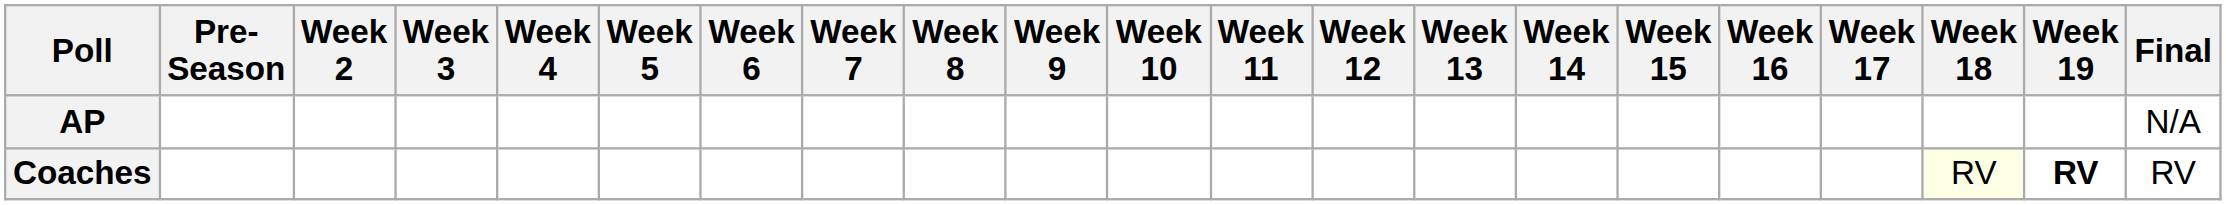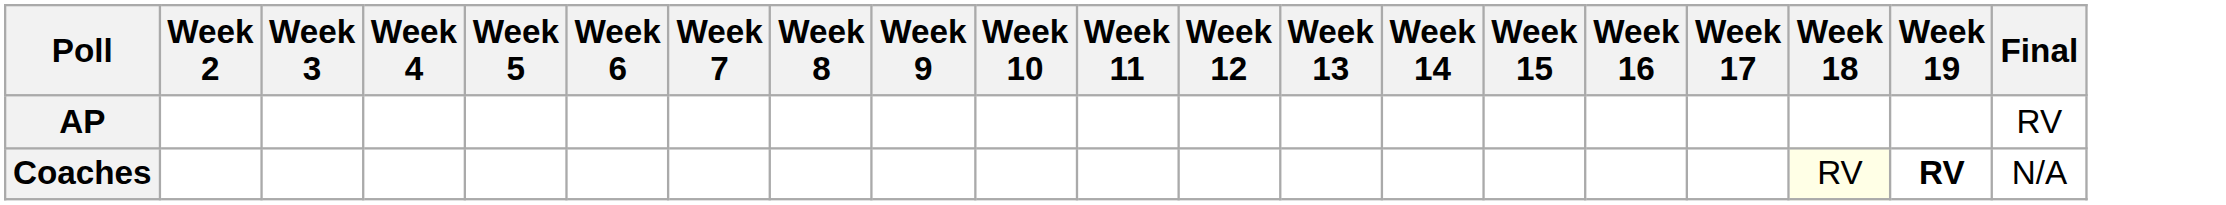- column: (226, 50)
(2173, 121) N/A -> (2039, 121) RV
(2173, 174) RV -> (2039, 174) N/A
